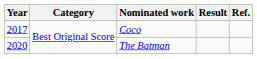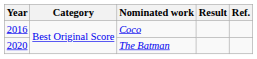(17, 29) 2017 -> (17, 29) 2016
